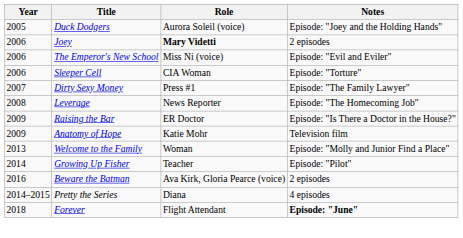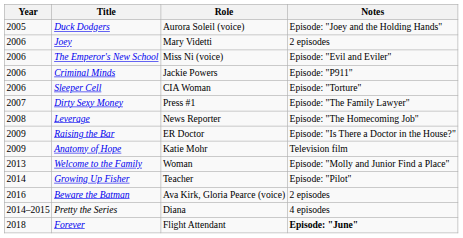(189, 42) bold -> (187, 42) normal
+ row: (85, 73)
